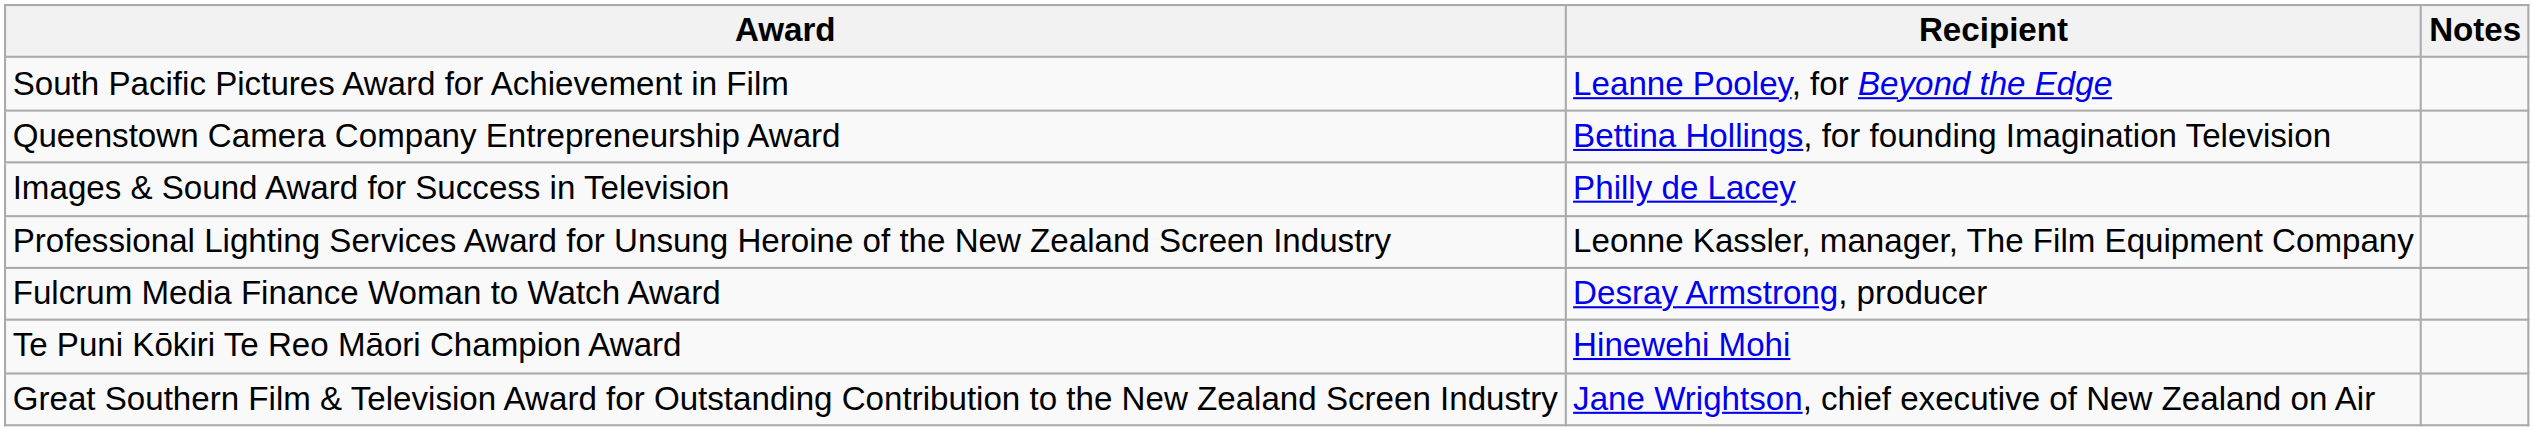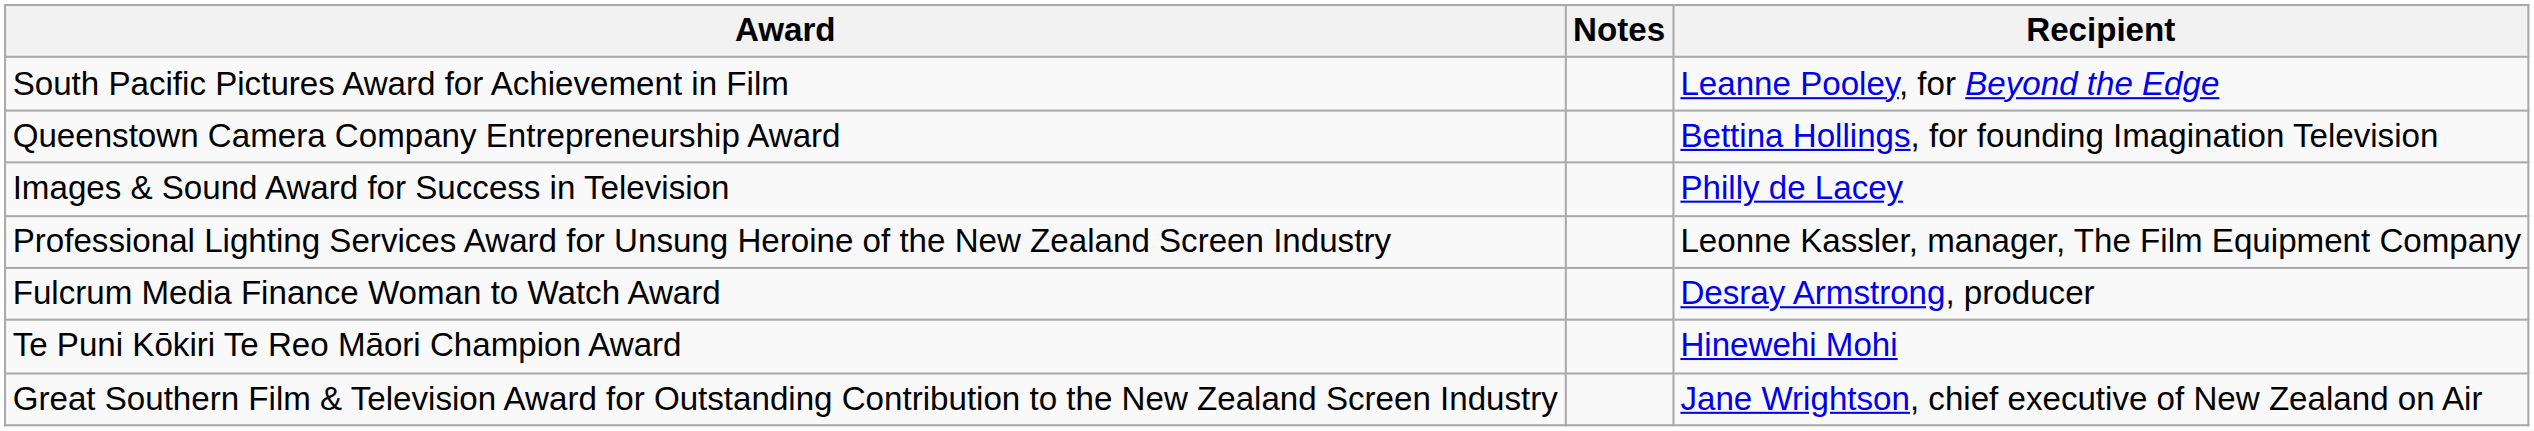columns swapped: (1993, 30) <-> (2475, 30)
